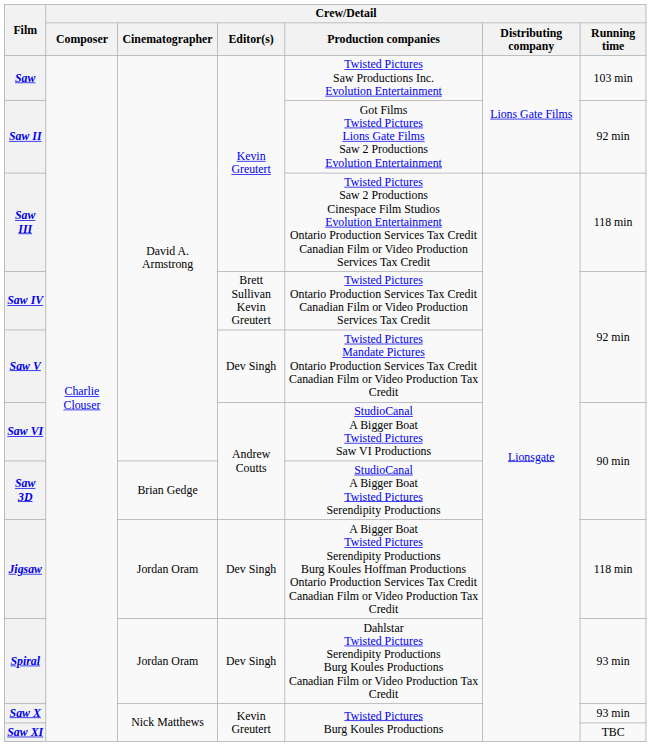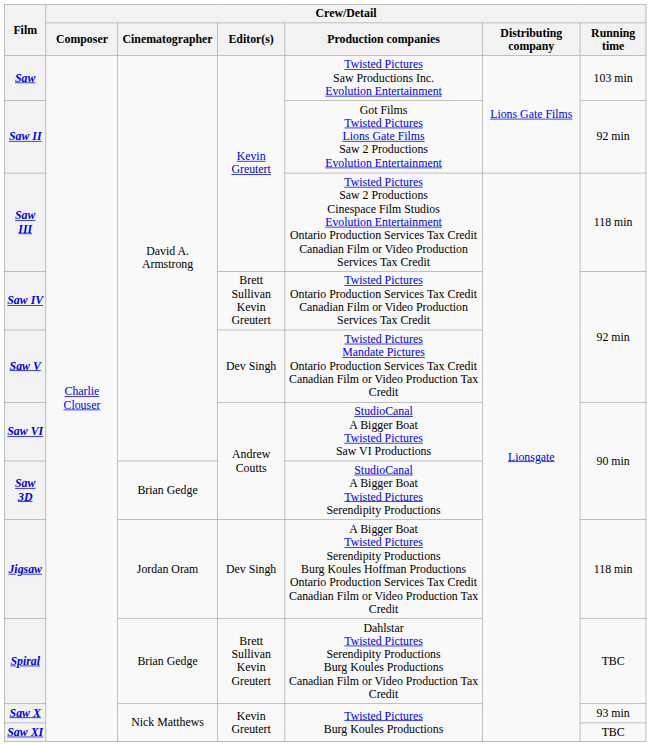(168, 661) Jordan Oram -> (168, 661) Brian Gedge
(251, 661) Dev Singh -> (251, 661) Brett Sullivan Kevin Greutert
(613, 661) 93 min -> (613, 661) TBC
